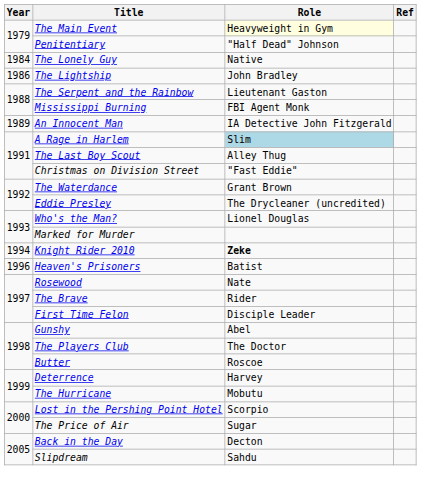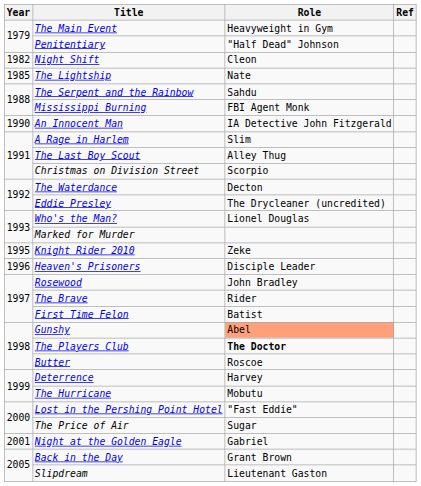(280, 28) lightyellow background -> (280, 28) no background
+ row: (67, 60)
- row: (76, 60)
(18, 76) 1986 -> (18, 76) 1985
(263, 76) John Bradley -> (239, 76) Nate
(277, 92) Lieutenant Gaston -> (242, 92) Sahdu
(18, 124) 1989 -> (18, 124) 1990
(239, 139) lightblue background -> (239, 139) no background
(263, 171) "Fast Eddie" -> (248, 171) Scorpio
(260, 187) Grant Brown -> (245, 187) Decton
(18, 251) 1994 -> (18, 251) 1995
(239, 251) bold -> (239, 251) normal
(245, 267) Batist -> (271, 267) Disciple Leader
(239, 282) Nate -> (263, 282) John Bradley
(271, 314) Disciple Leader -> (245, 314) Batist
(239, 330) no background -> (239, 330) lightsalmon background
(257, 346) normal -> (257, 346) bold
(248, 410) Scorpio -> (263, 410) "Fast Eddie"
+ row: (108, 441)
(245, 441) Decton -> (260, 457) Grant Brown
(242, 457) Sahdu -> (277, 473) Lieutenant Gaston
